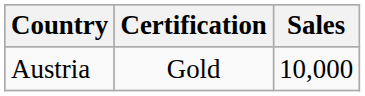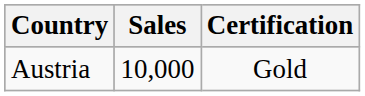columns swapped: (316, 25) <-> (194, 25)
